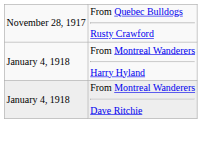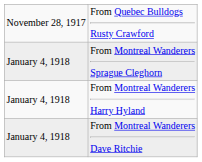+ row: (143, 61)
